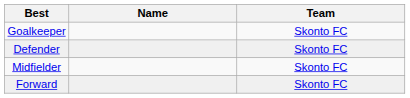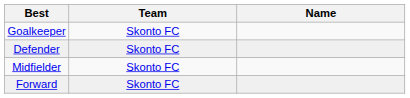columns swapped: (153, 13) <-> (321, 13)
